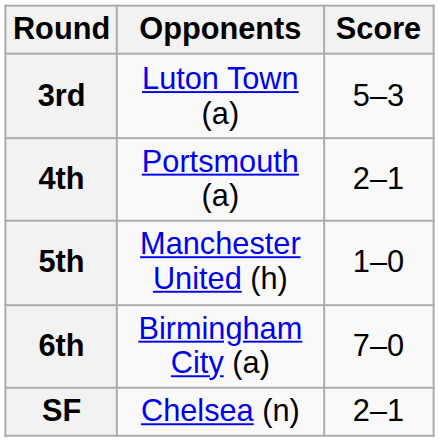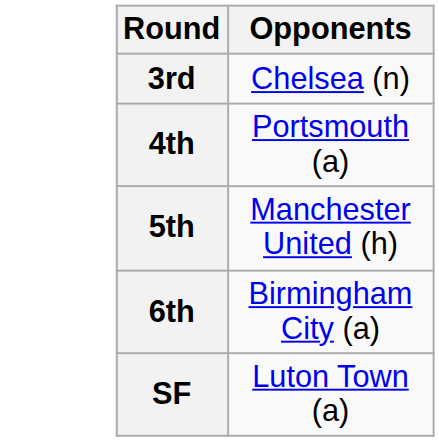- column: (379, 29)
(220, 95) Luton Town (a) -> (331, 78) Chelsea (n)
(220, 411) Chelsea (n) -> (331, 394) Luton Town (a)
